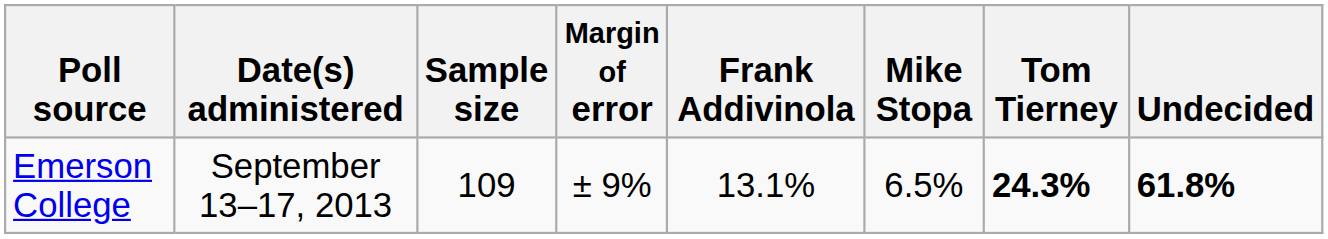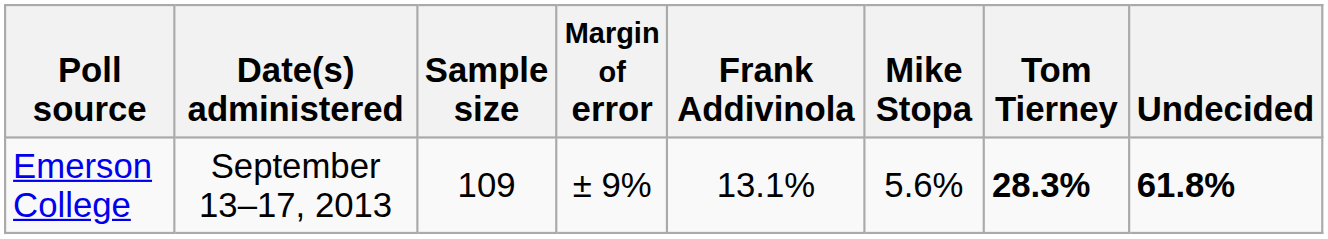(924, 184) 6.5% -> (924, 184) 5.6%
(1041, 184) 24.3% -> (1041, 184) 28.3%
